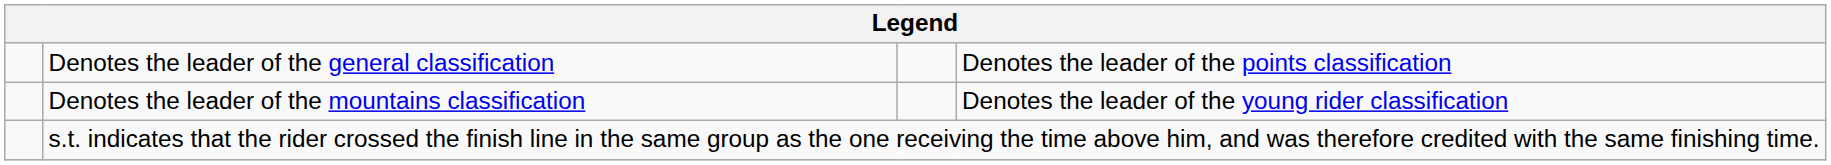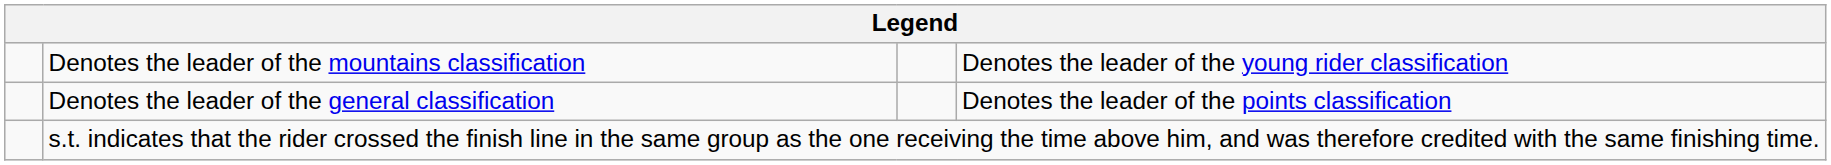rows swapped: (301, 62) <-> (317, 100)
